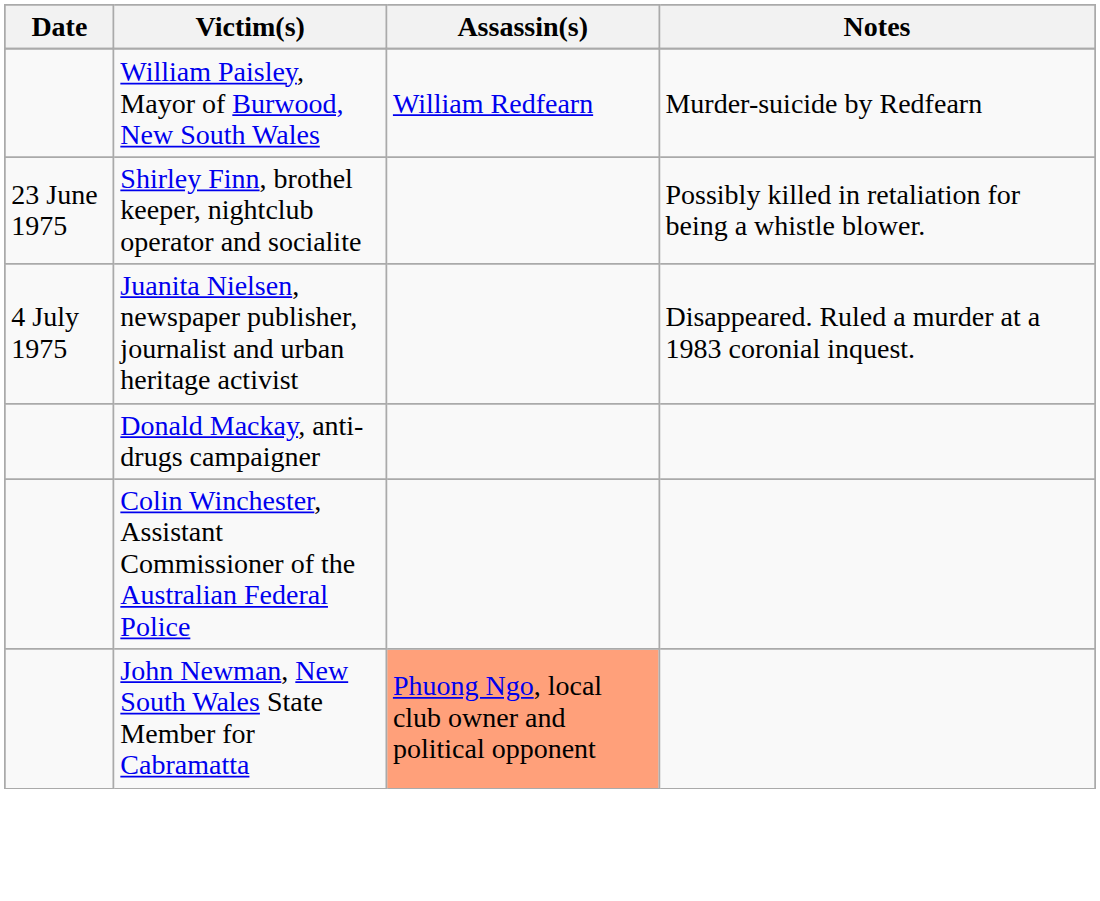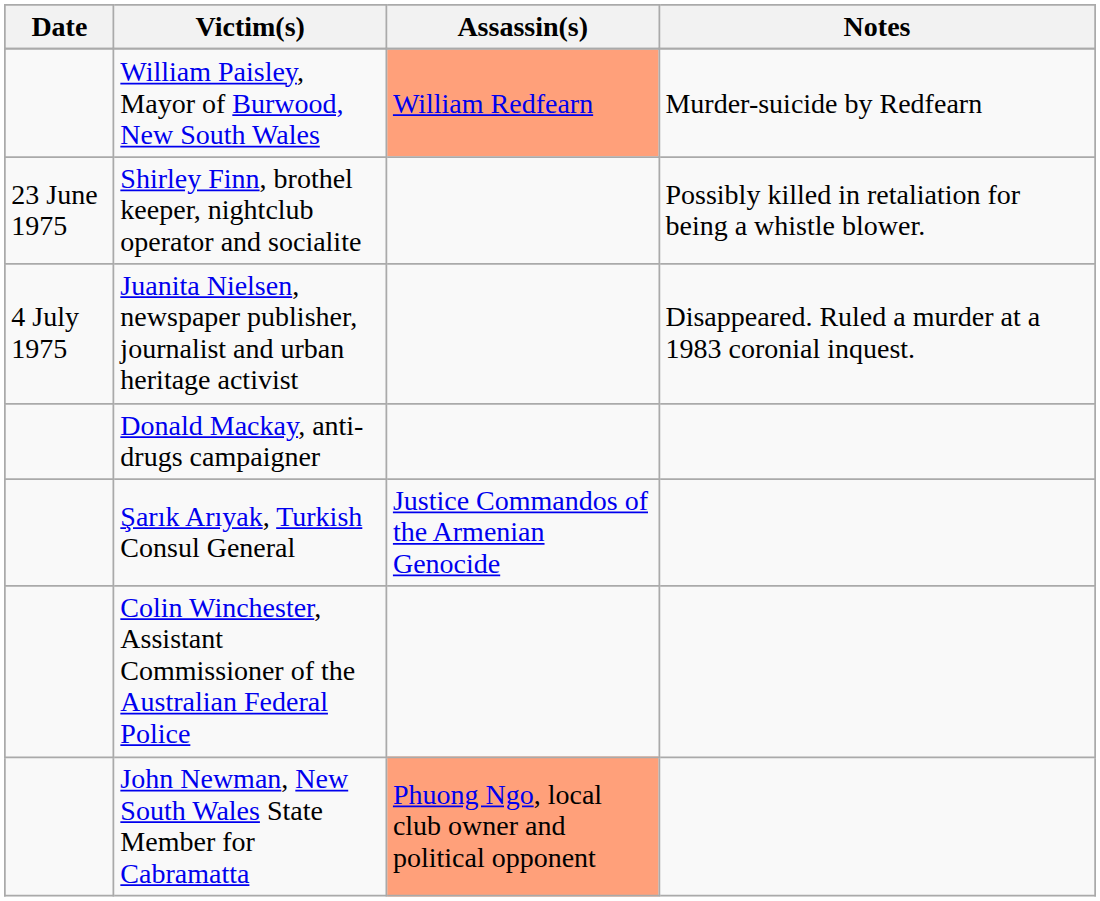(493, 102) no background -> (493, 102) lightsalmon background
+ row: (241, 532)
